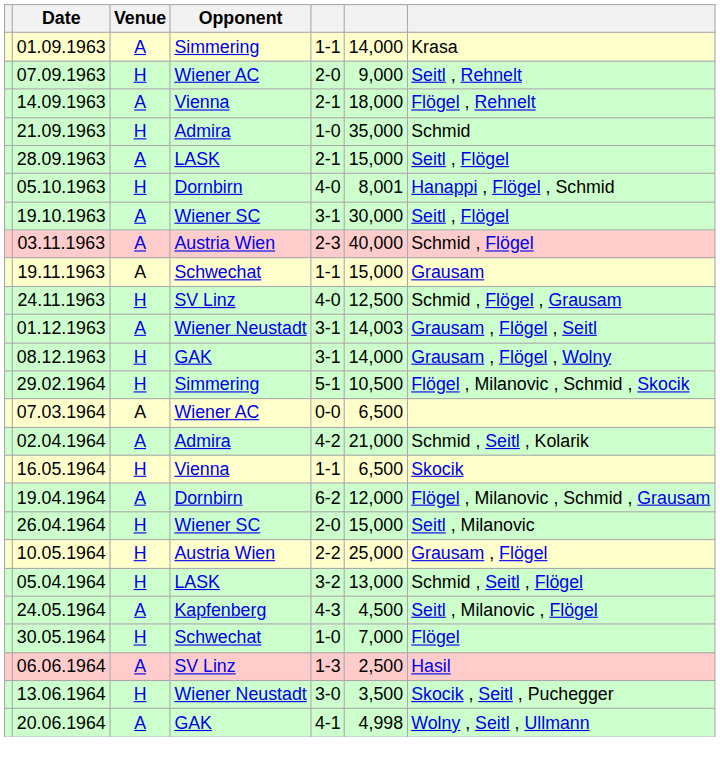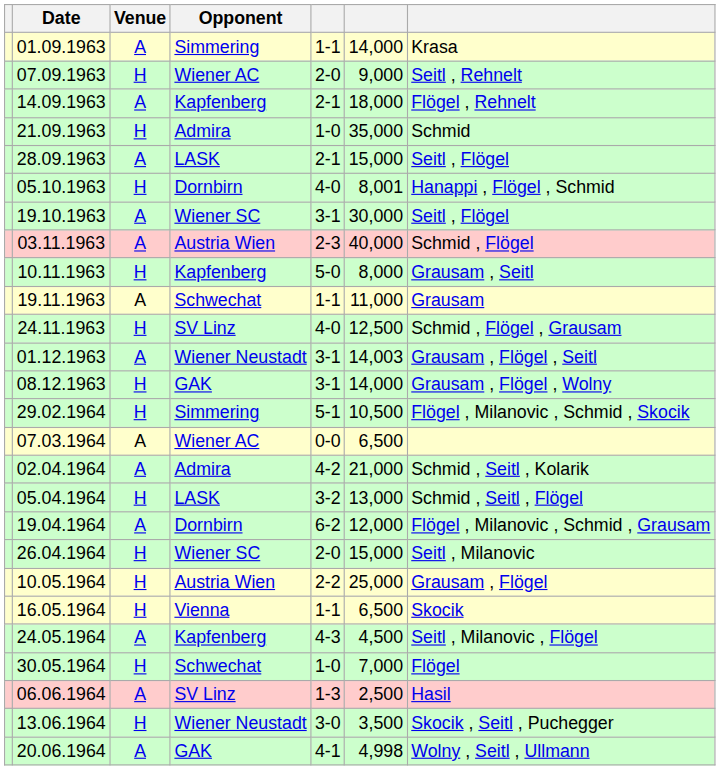(202, 103) Vienna -> (220, 103) Kapfenberg
+ row: (61, 272)
(376, 272) 15,000 -> (377, 300) 11,000
rows swapped: (61, 581) <-> (61, 469)
